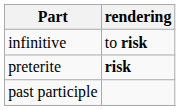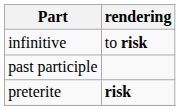rows swapped: (35, 67) <-> (53, 92)
